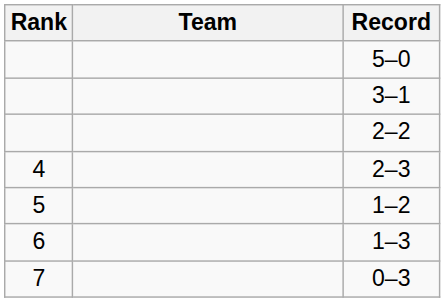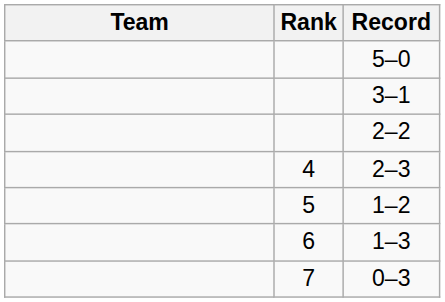columns swapped: (39, 22) <-> (208, 22)
